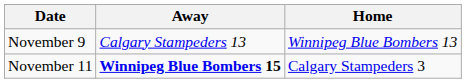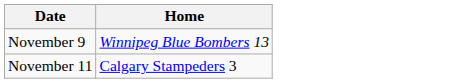- column: (190, 16)
